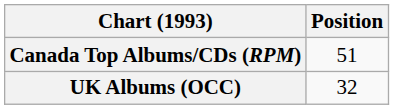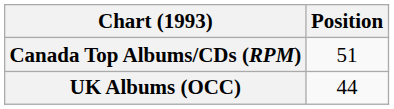(347, 87) 32 -> (347, 87) 44
